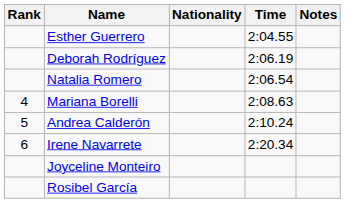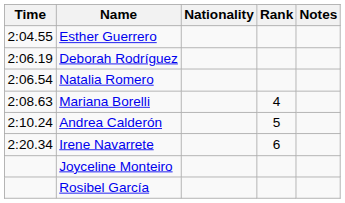columns swapped: (24, 15) <-> (271, 15)
